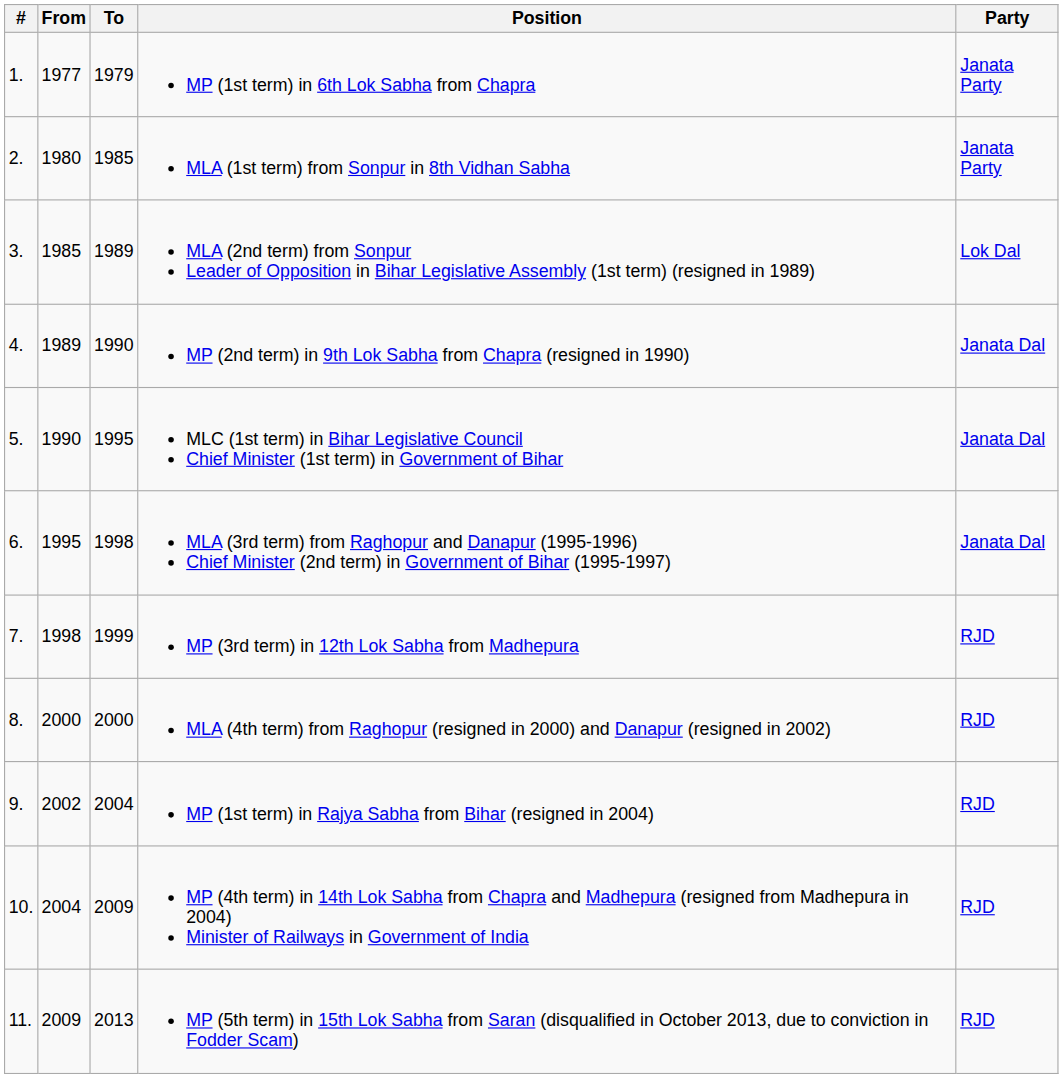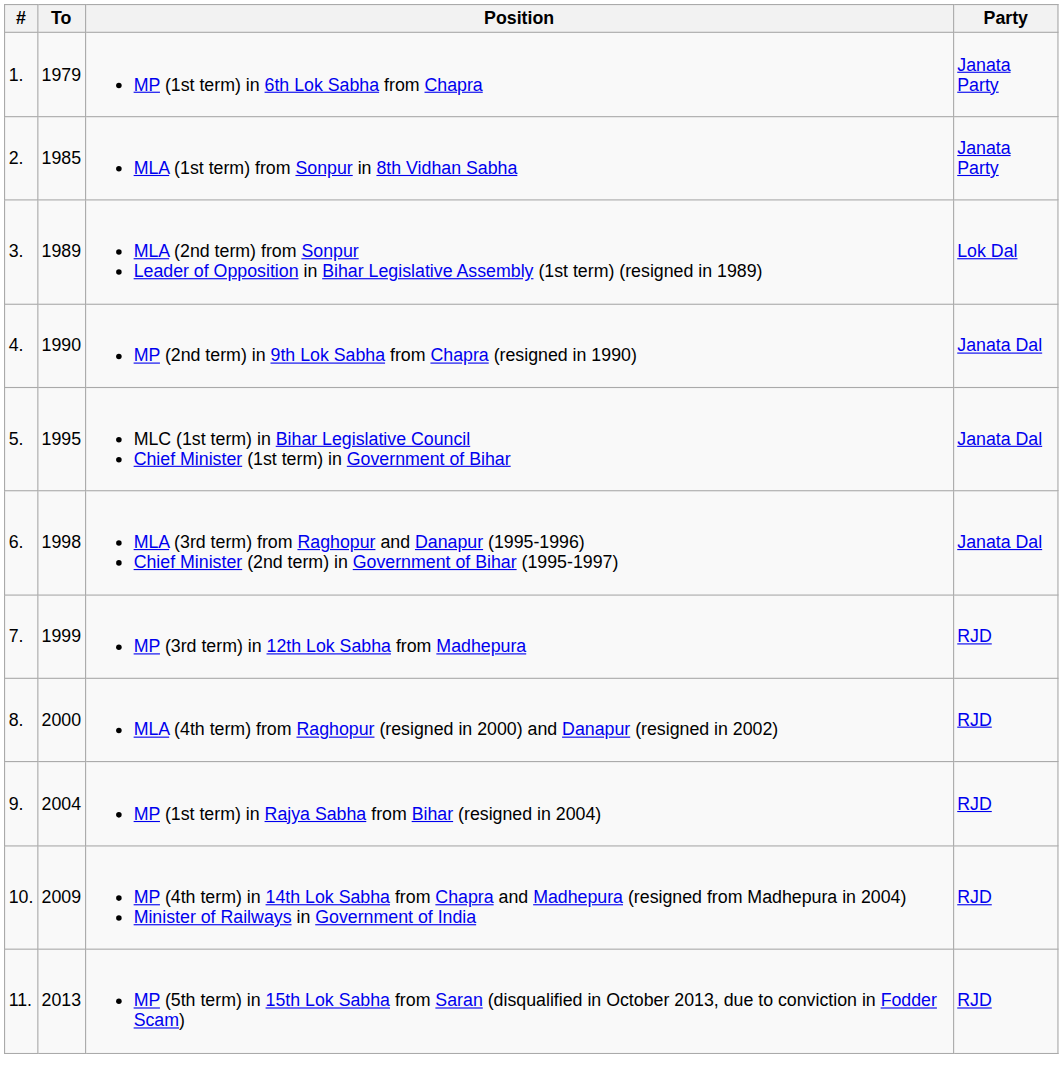- column: (64, 18)
